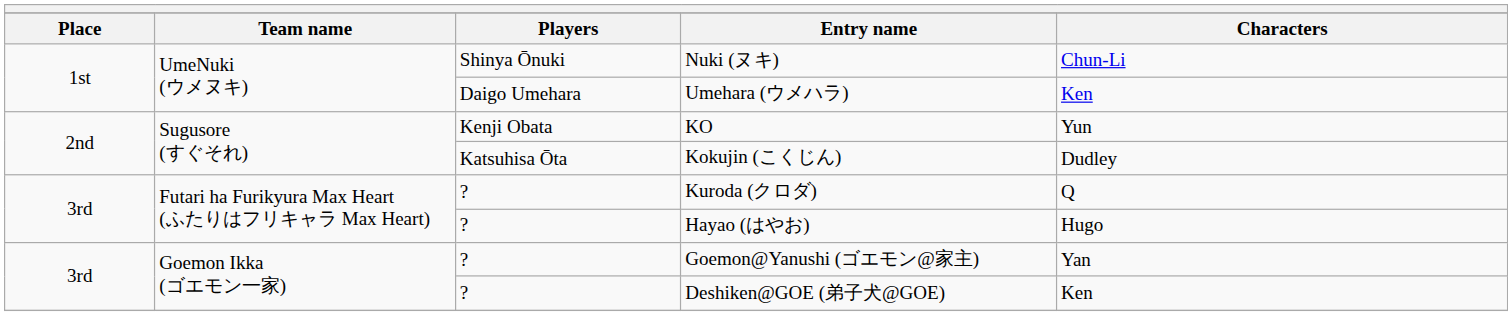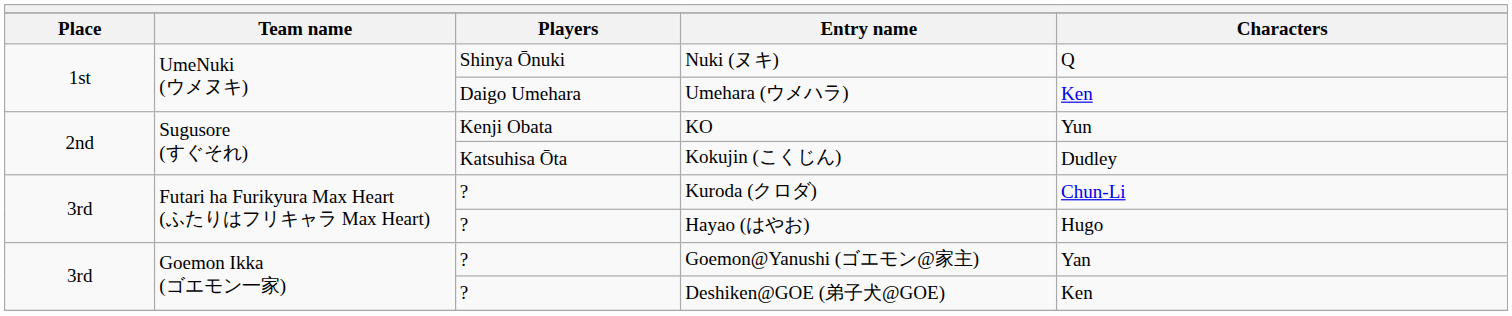(1093, 60) Chun-Li -> (1068, 60) Q
(1068, 191) Q -> (1093, 191) Chun-Li
